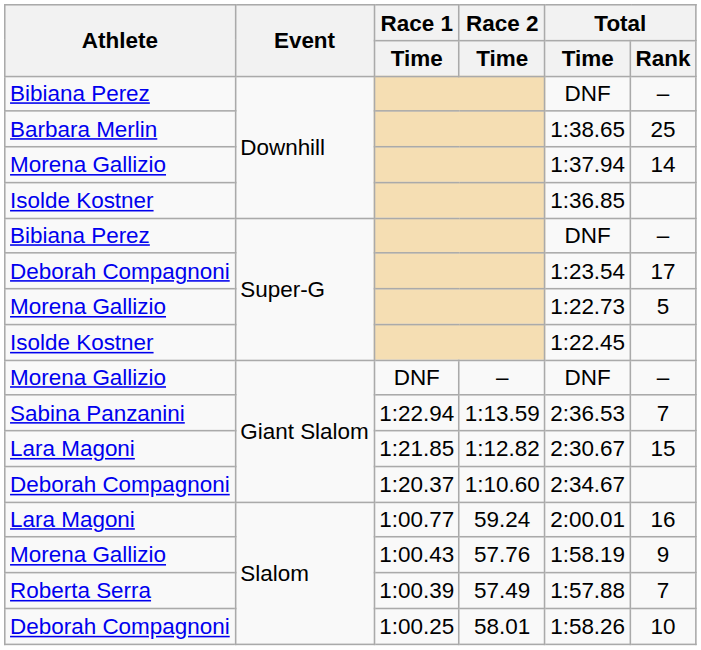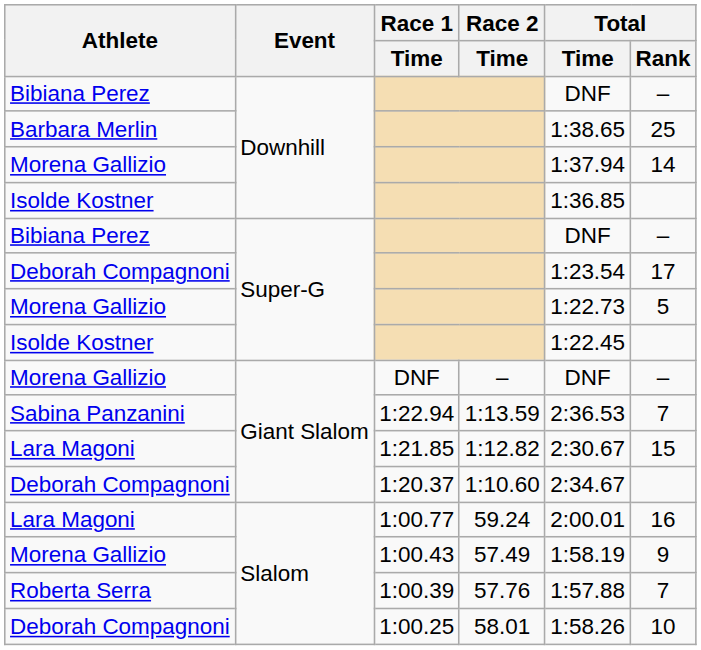(502, 555) 57.76 -> (502, 555) 57.49
(502, 591) 57.49 -> (502, 591) 57.76
